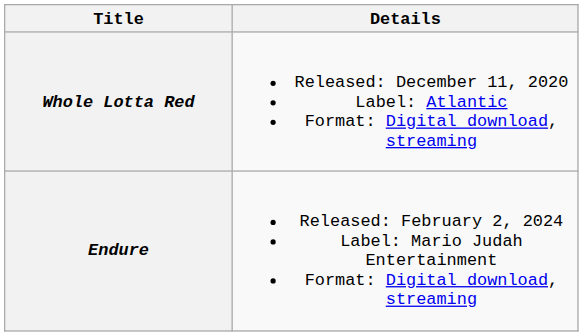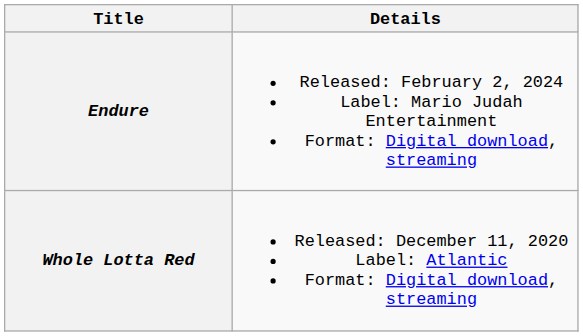rows swapped: (119, 102) <-> (119, 251)
